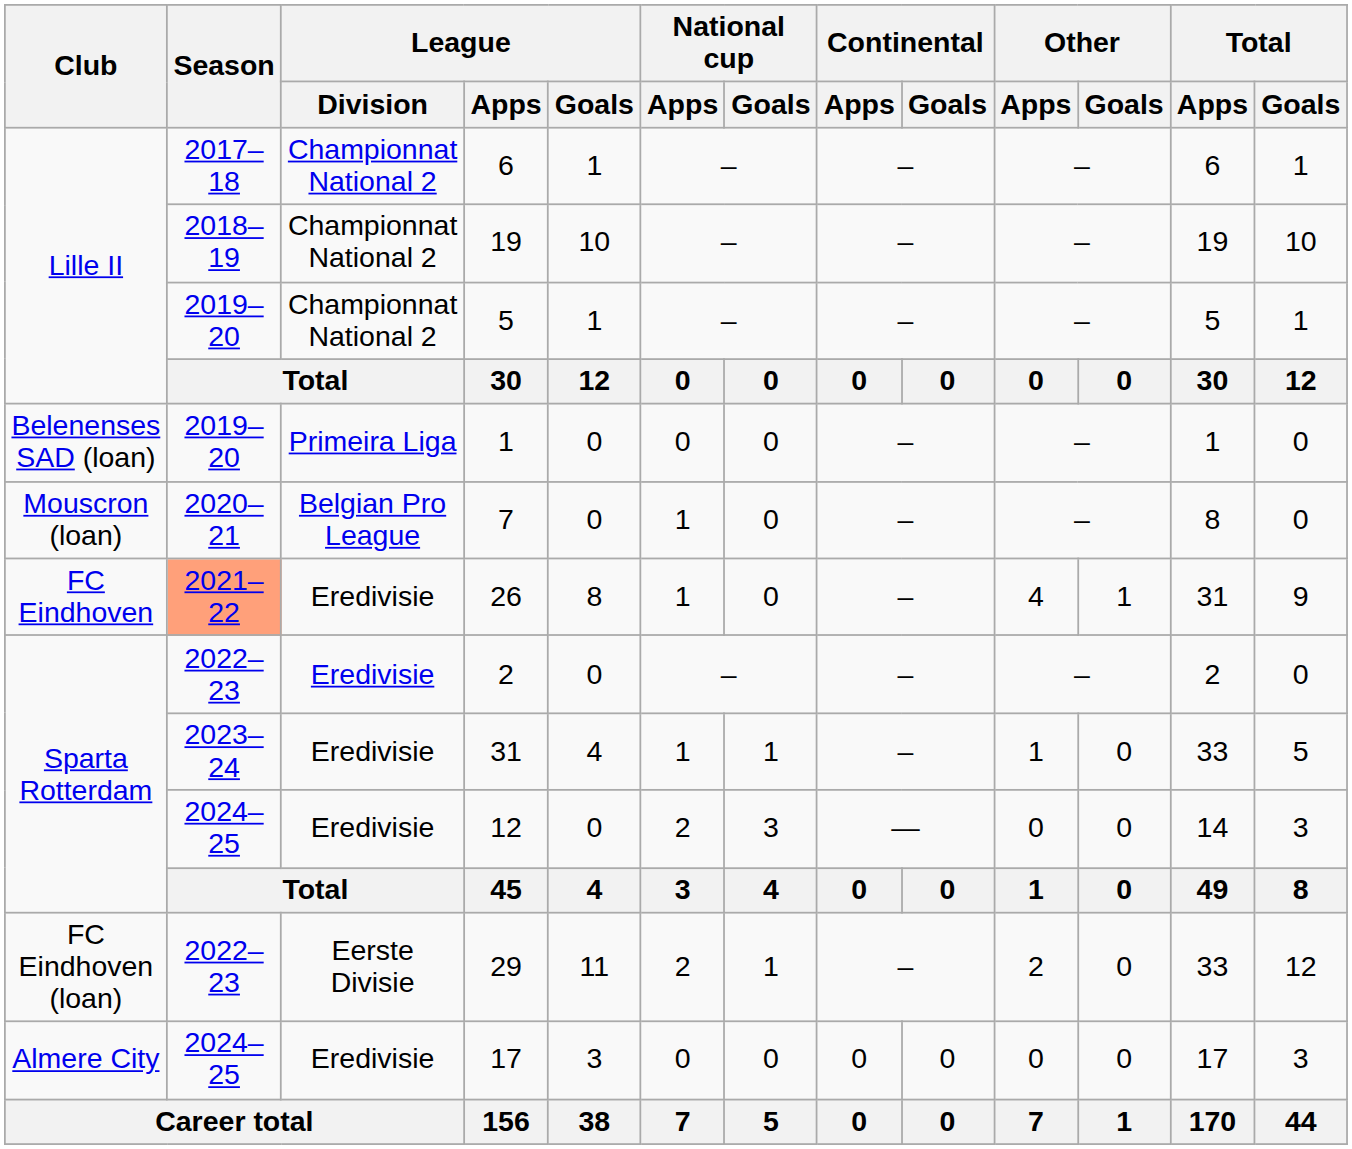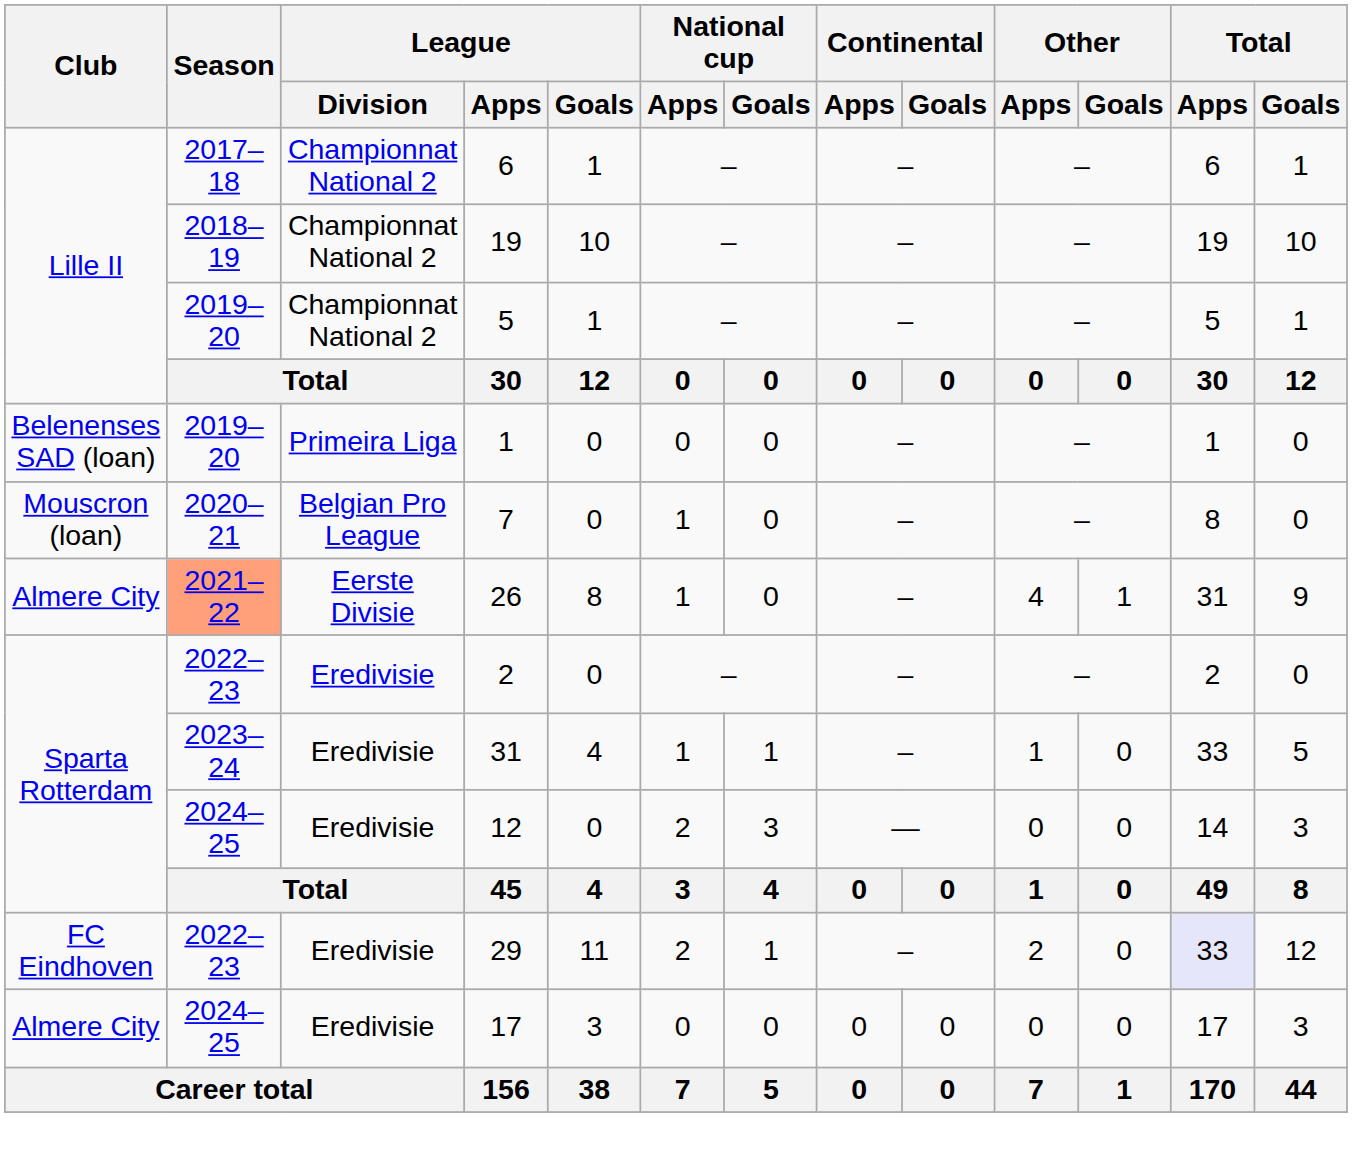(86, 596) FC Eindhoven -> (86, 596) Almere City
(373, 596) Eredivisie -> (373, 596) Eerste Divisie
(86, 966) FC Eindhoven (loan) -> (86, 950) FC Eindhoven
(373, 966) Eerste Divisie -> (373, 950) Eredivisie
(1212, 966) no background -> (1212, 950) lavender background
